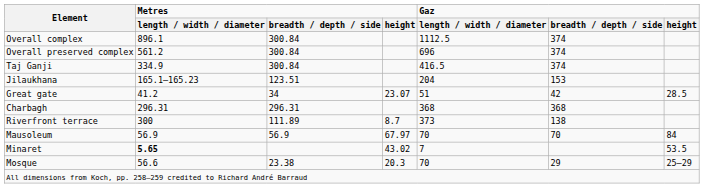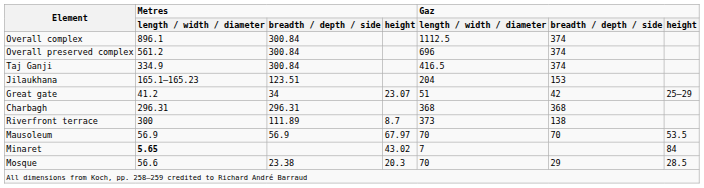(677, 94) 28.5 -> (679, 94) 25–29
(671, 135) 84 -> (677, 135) 53.5
(677, 149) 53.5 -> (671, 149) 84
(679, 163) 25–29 -> (677, 163) 28.5
